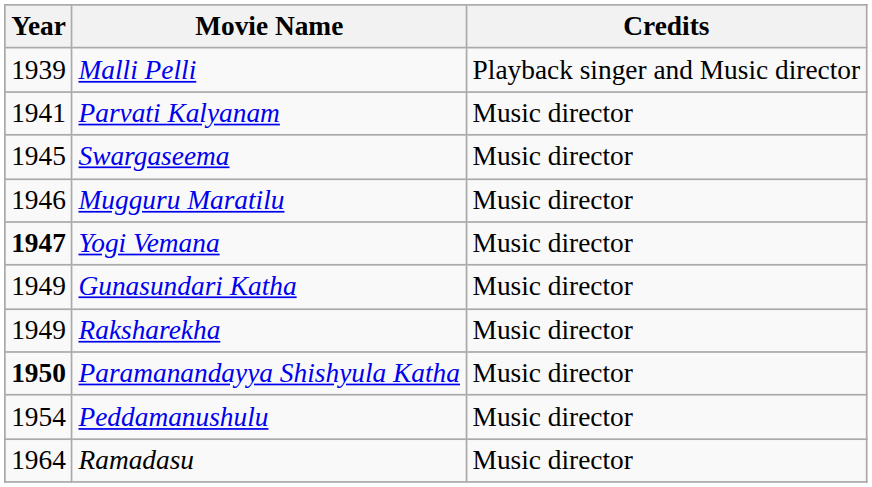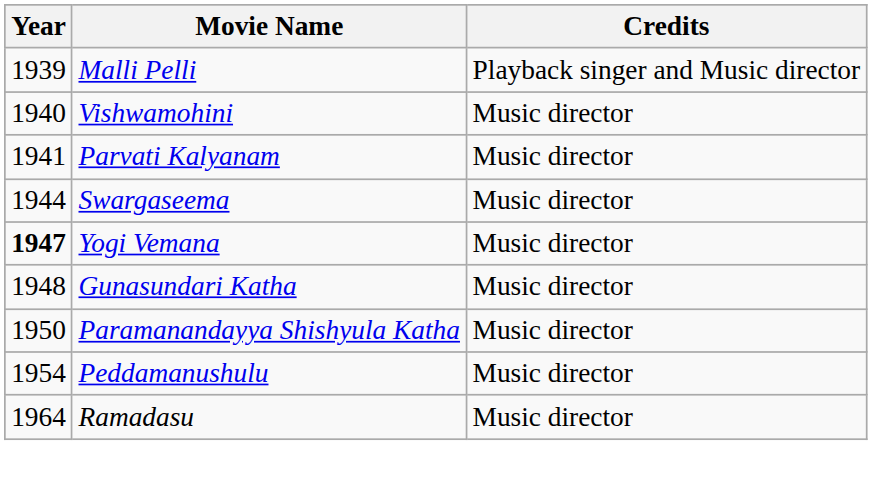+ row: (156, 112)
(39, 156) 1945 -> (39, 199) 1944
- row: (181, 199)
(39, 286) 1949 -> (39, 286) 1948
- row: (149, 329)
(39, 373) bold -> (39, 329) normal
